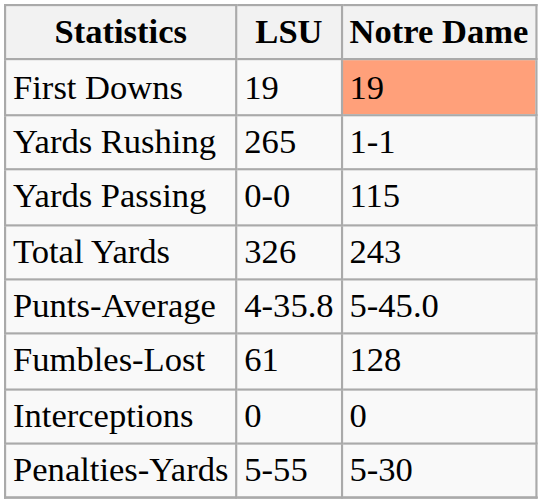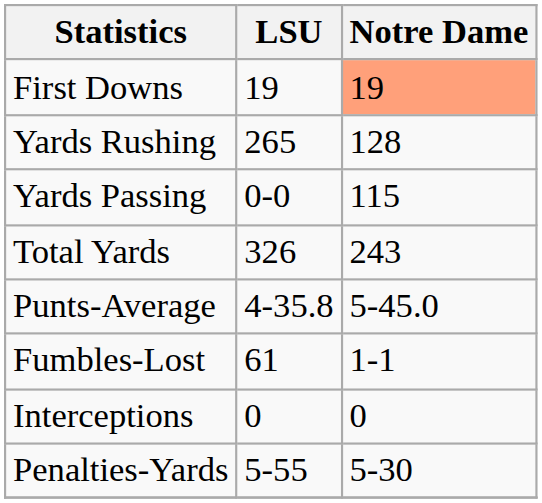(373, 141) 1-1 -> (375, 141) 128
(375, 360) 128 -> (373, 360) 1-1
